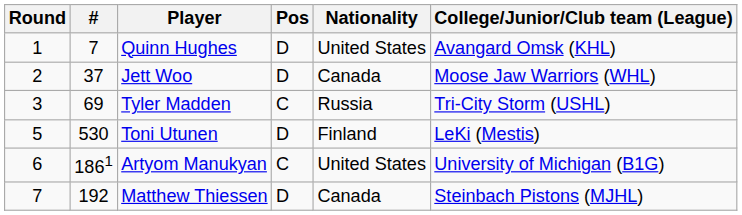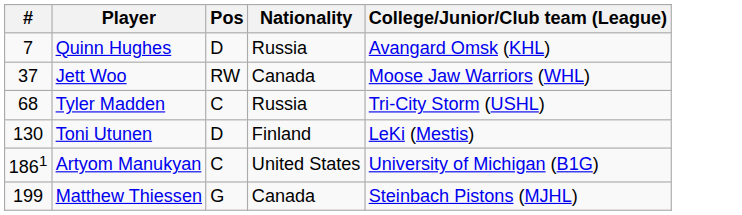- column: (37, 18)
(372, 47) United States -> (279, 47) Russia
(282, 76) D -> (225, 76) RW
(94, 104) 69 -> (28, 104) 68
(94, 133) 530 -> (28, 133) 130
(94, 195) 192 -> (28, 195) 199
(282, 195) D -> (217, 195) G
